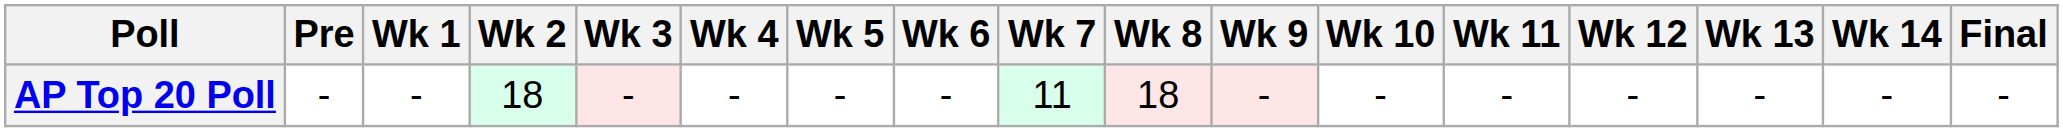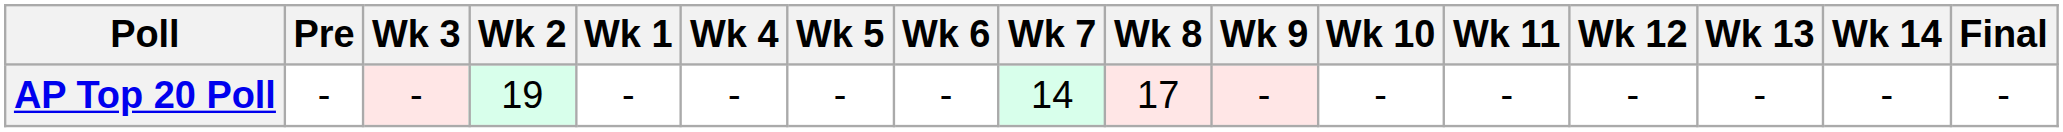columns swapped: (416, 34) <-> (628, 34)
(522, 94) 18 -> (522, 94) 19
(1052, 94) 11 -> (1052, 94) 14
(1158, 94) 18 -> (1158, 94) 17
